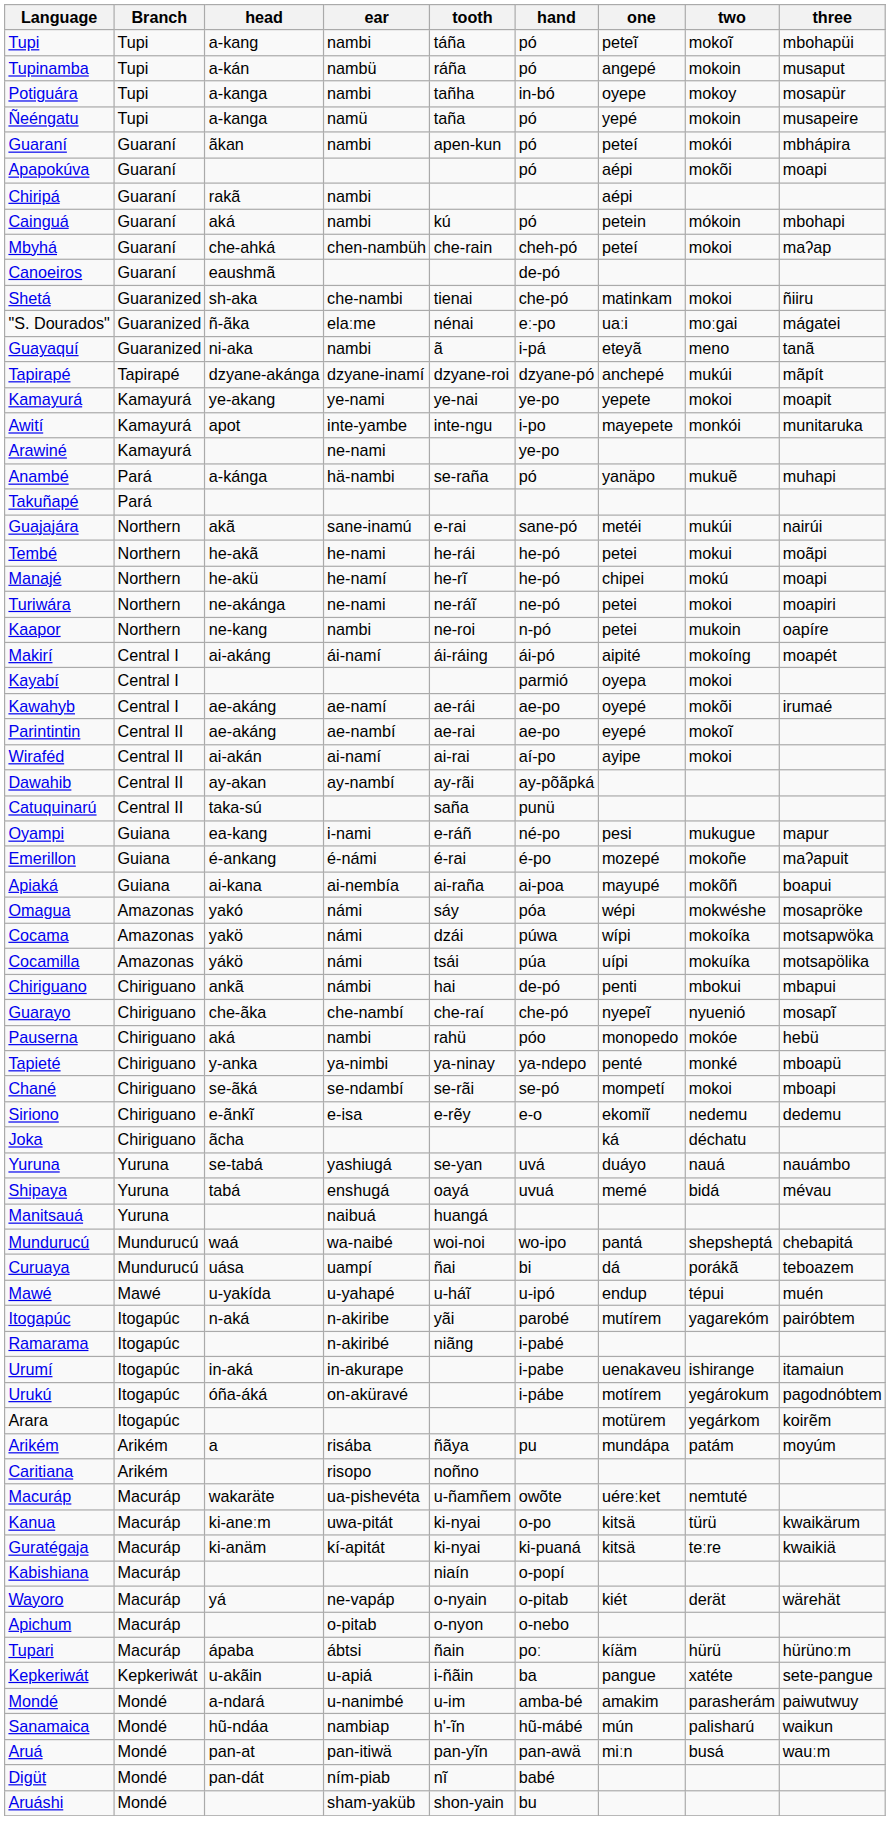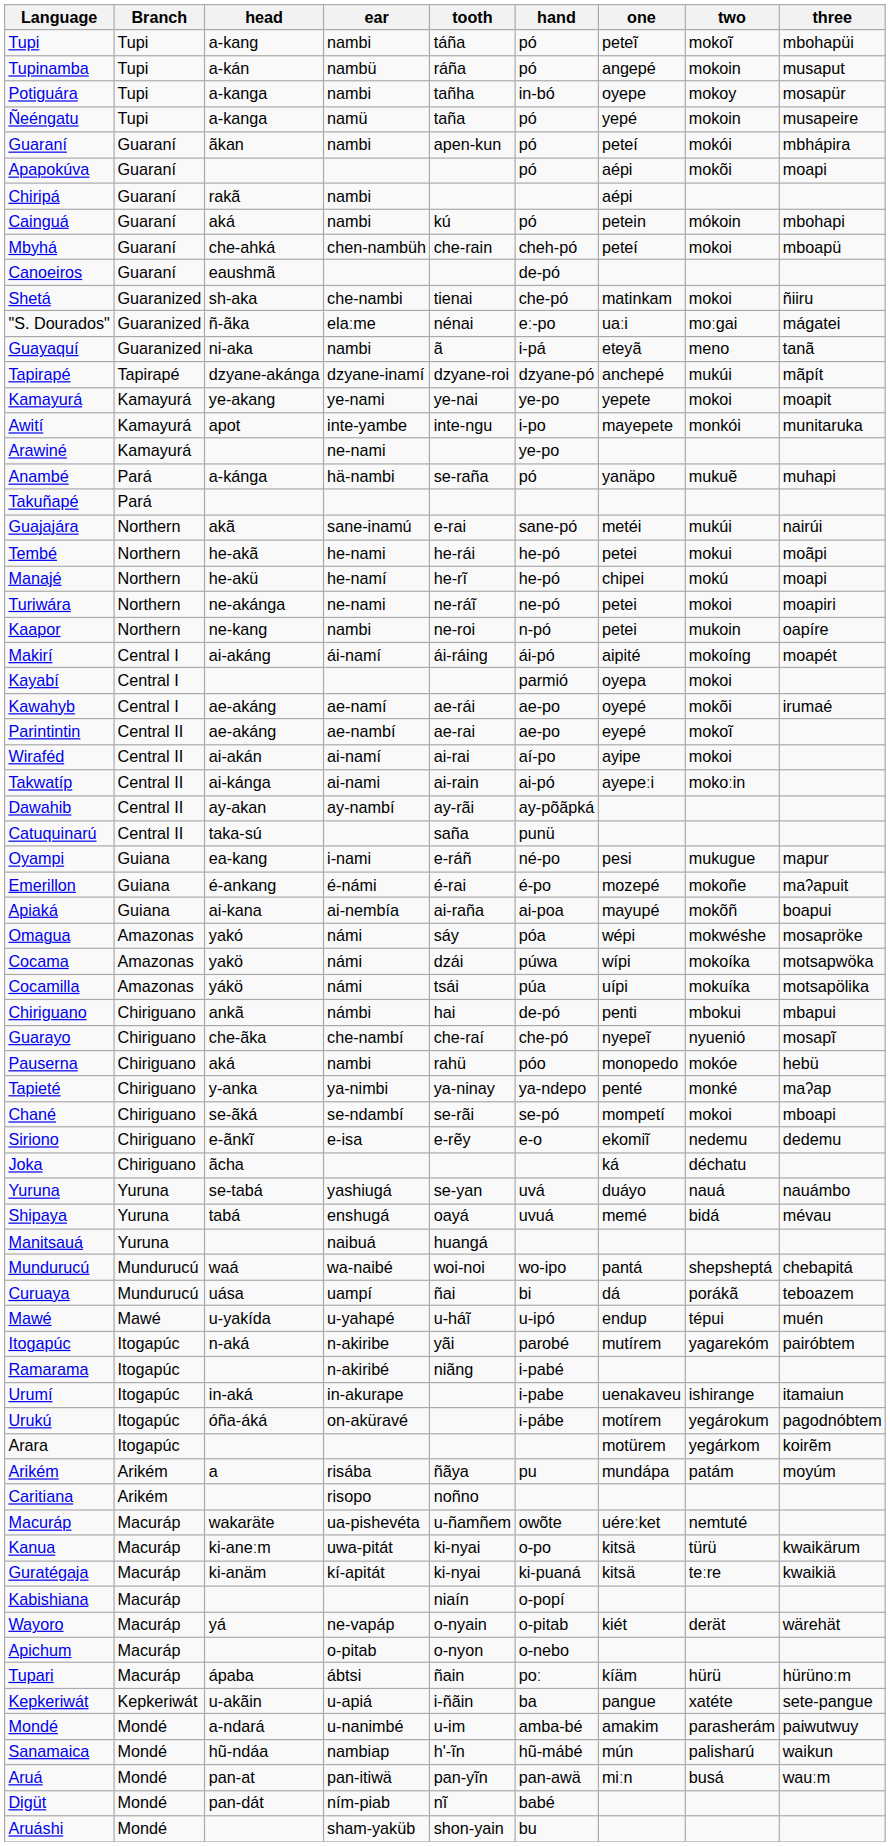(807, 247) maʔap -> (812, 247) mboapü
+ row: (40, 782)
(812, 1063) mboapü -> (807, 1088) maʔap
